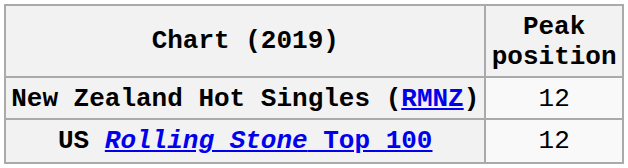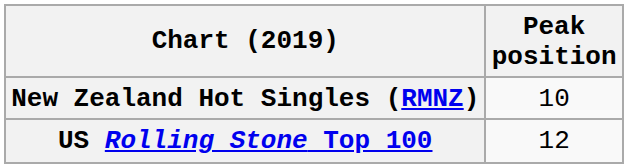(554, 99) 12 -> (554, 99) 10
